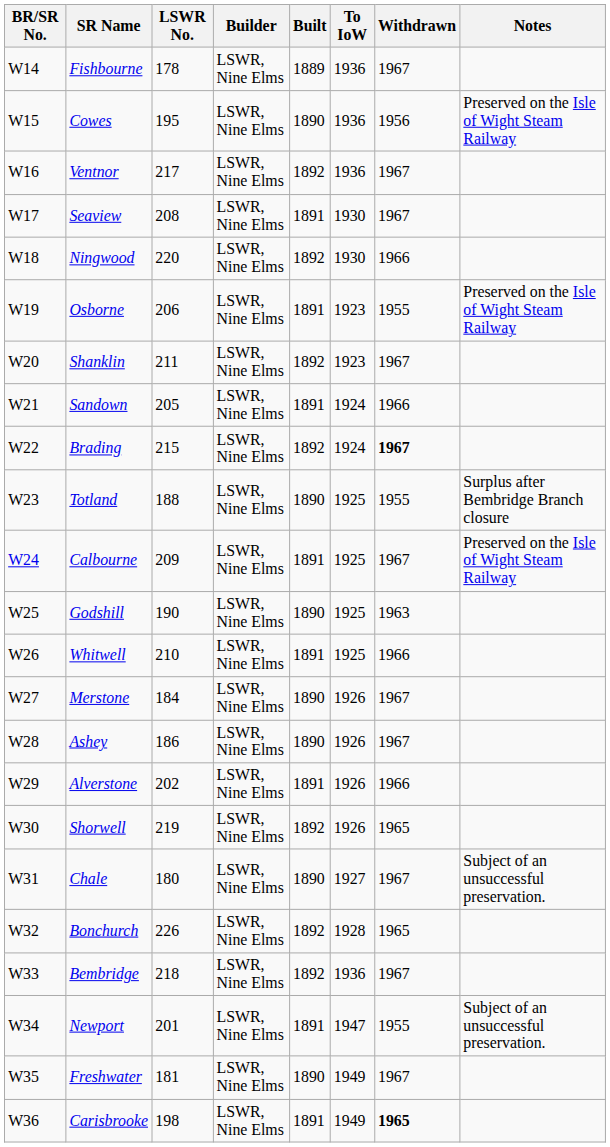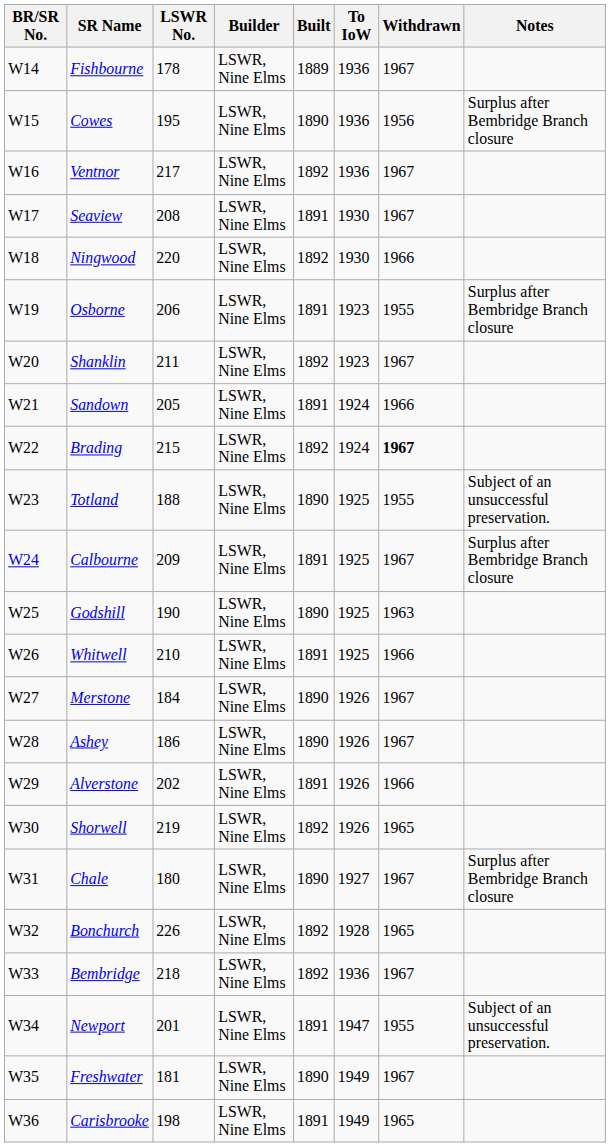(530, 120) Preserved on the Isle of Wight Steam Railway -> (528, 120) Surplus after Bembridge Branch closure
(530, 310) Preserved on the Isle of Wight Steam Railway -> (528, 310) Surplus after Bembridge Branch closure
(523, 499) Surplus after Bembridge Branch closure -> (510, 499) Subject of an unsuccessful preservation.
(530, 560) Preserved on the Isle of Wight Steam Railway -> (528, 560) Surplus after Bembridge Branch closure
(505, 879) Subject of an unsuccessful preservation. -> (528, 879) Surplus after Bembridge Branch closure
(394, 1120) bold -> (398, 1120) normal
